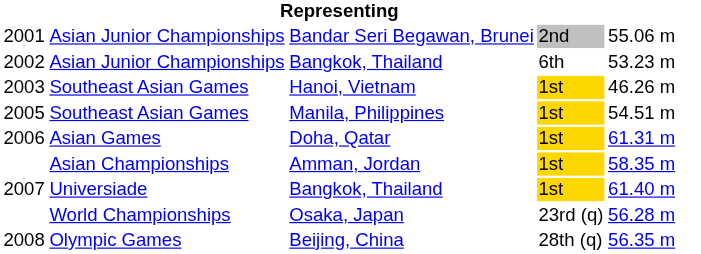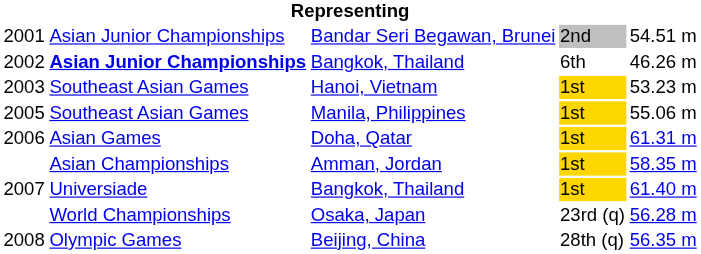(642, 36) 55.06 m -> (663, 36) 54.51 m
(167, 61) normal -> (178, 61) bold
(642, 61) 53.23 m -> (663, 61) 46.26 m
(642, 87) 46.26 m -> (663, 87) 53.23 m
(642, 112) 54.51 m -> (663, 112) 55.06 m
